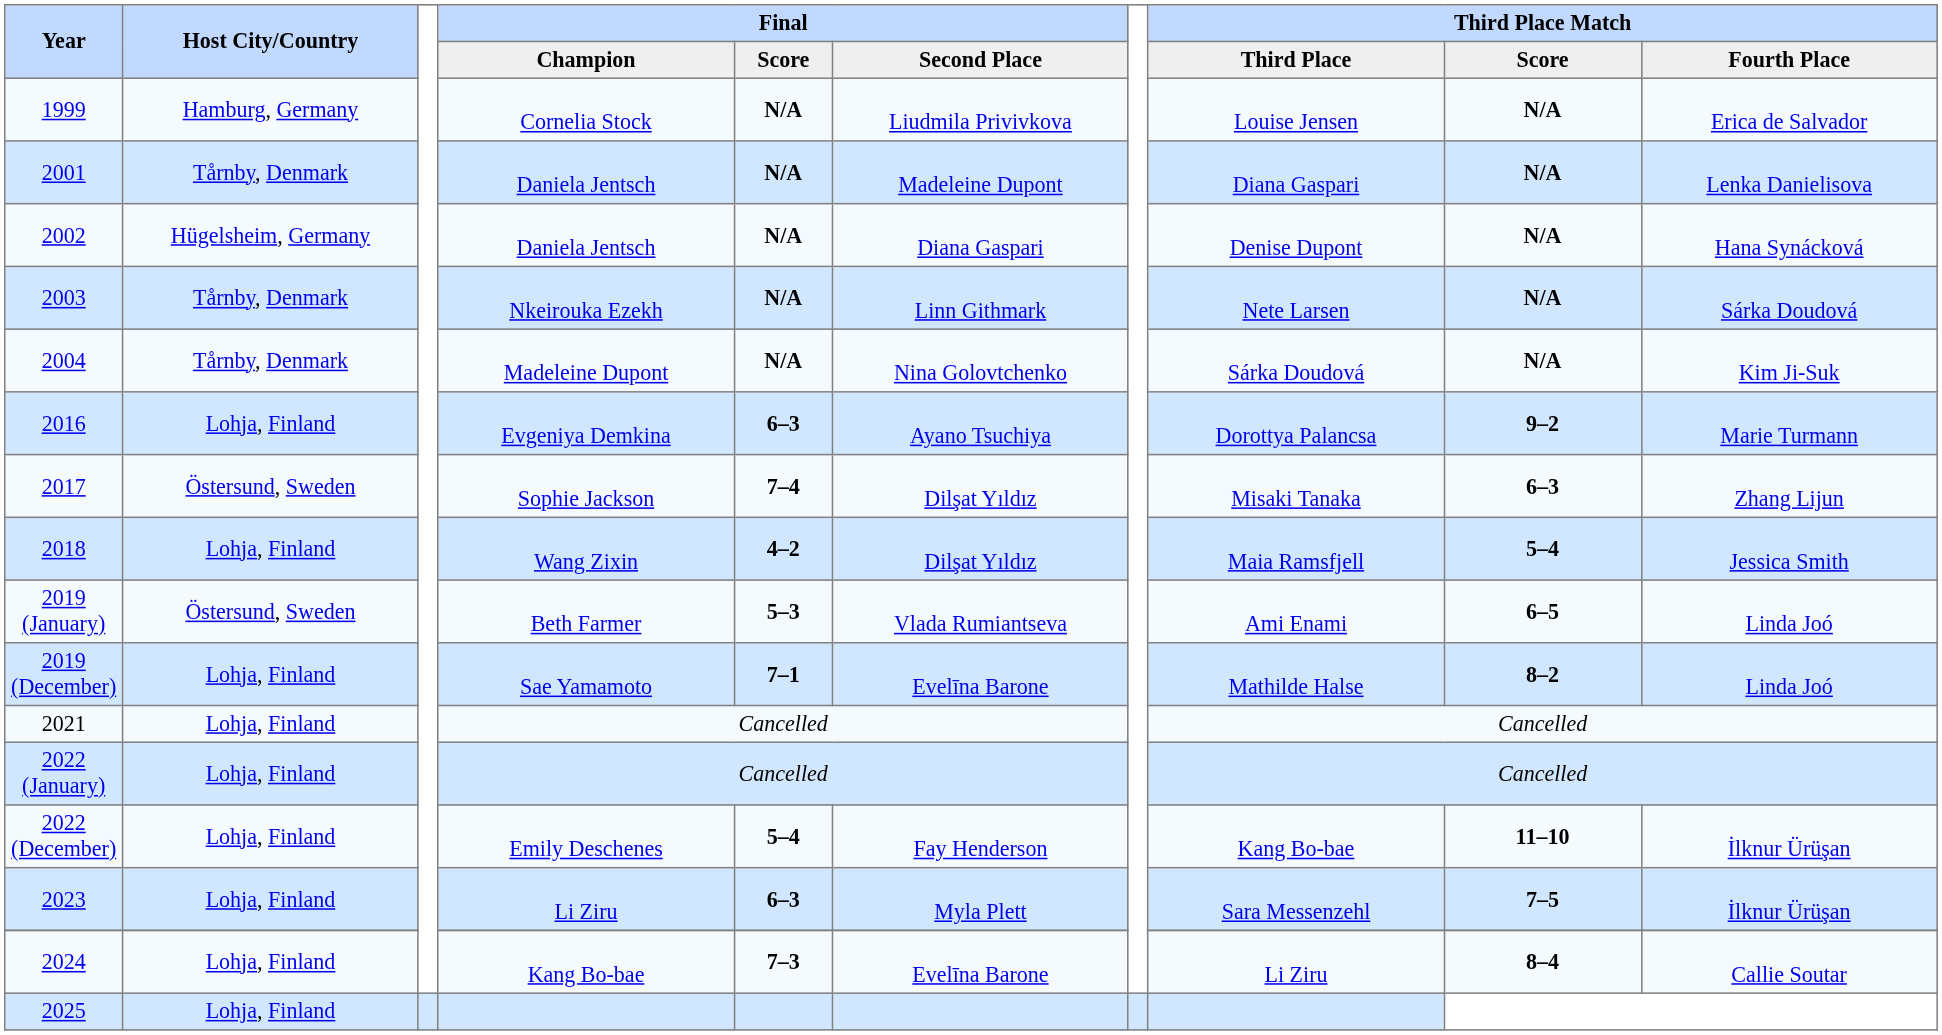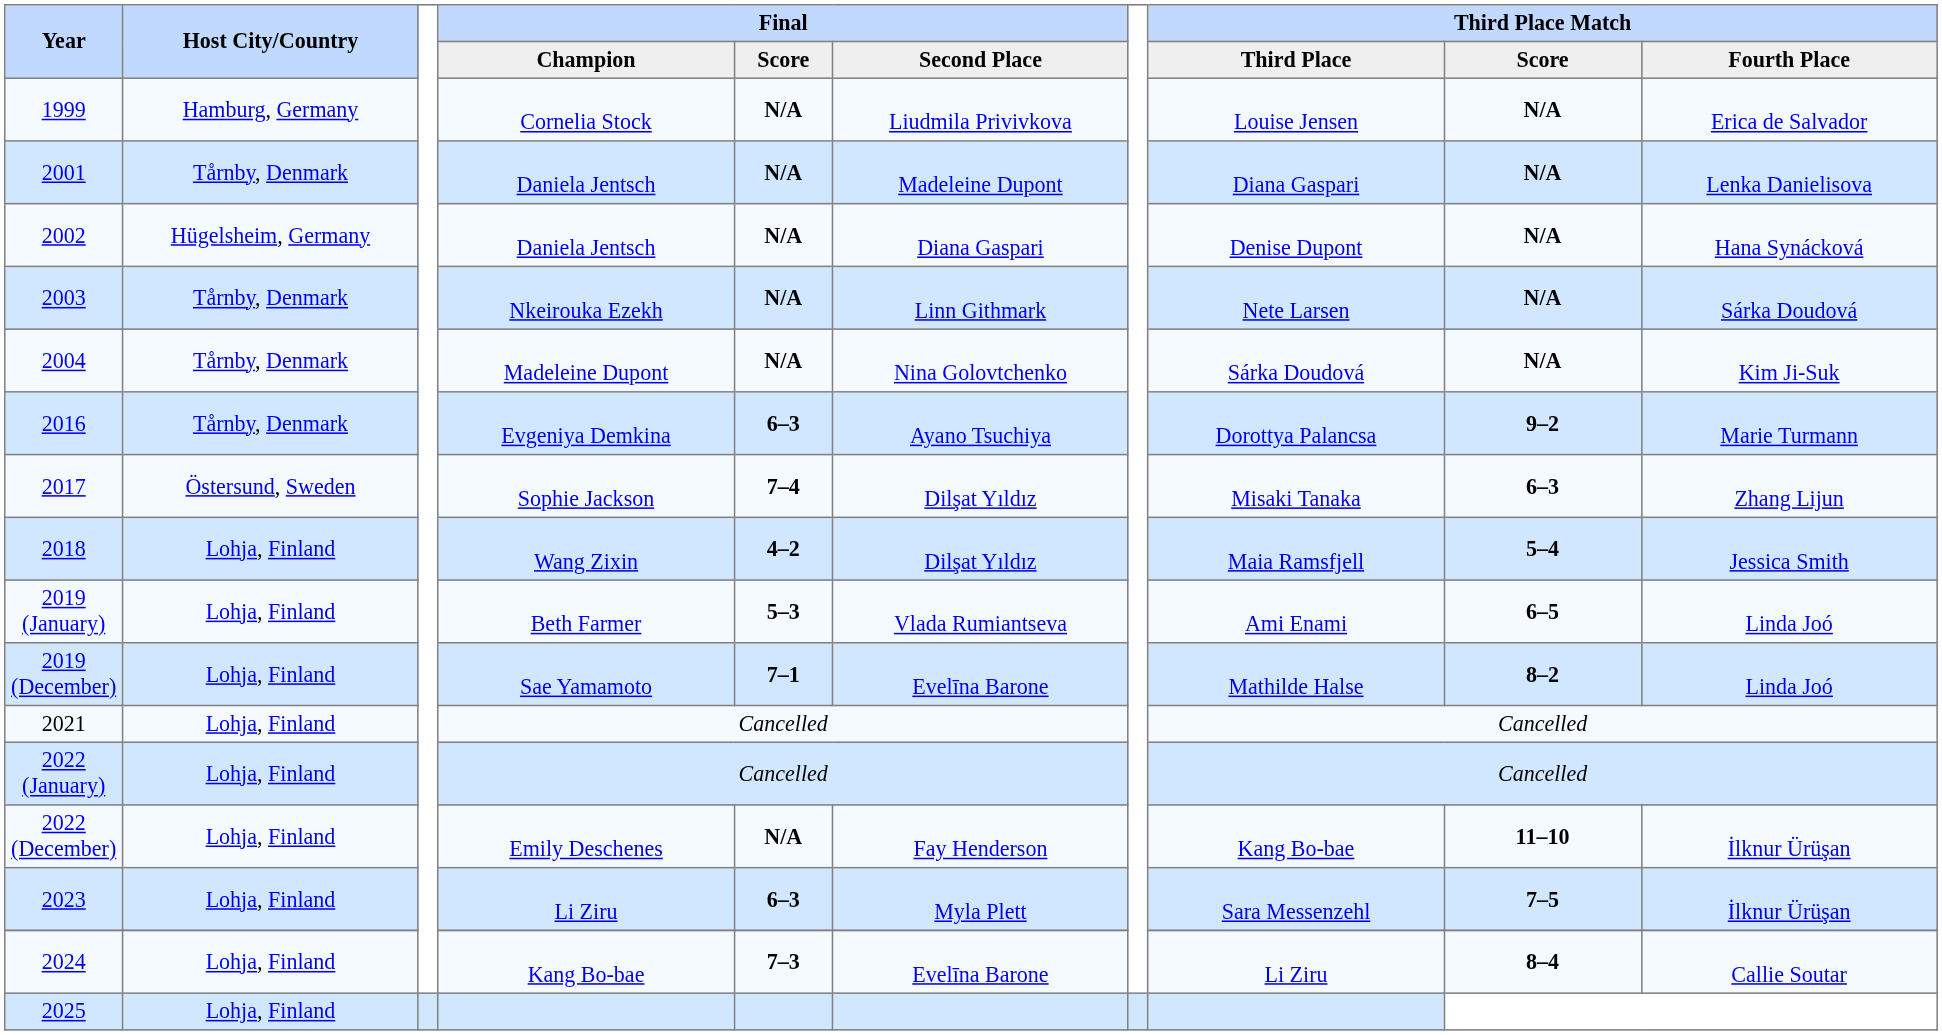(270, 422) Lohja, Finland -> (270, 422) Tårnby, Denmark
(270, 611) Östersund, Sweden -> (270, 611) Lohja, Finland
(783, 836) 5–4 -> (783, 836) N/A
